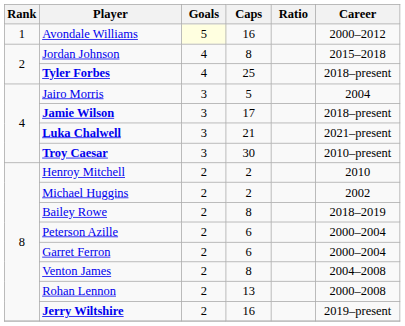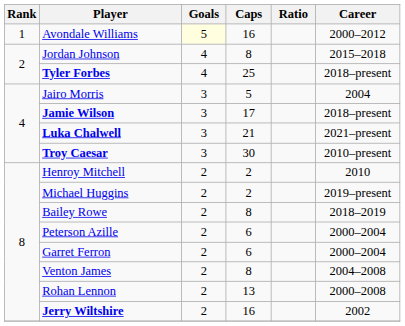(358, 192) 2002 -> (358, 192) 2019–present
(358, 311) 2019–present -> (358, 311) 2002
